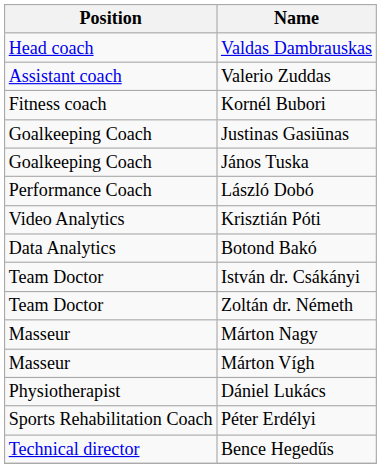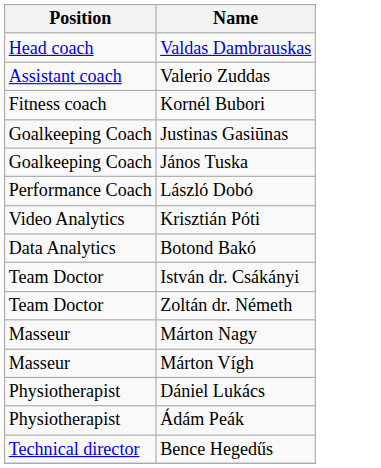+ row: (202, 420)
- row: (268, 420)
